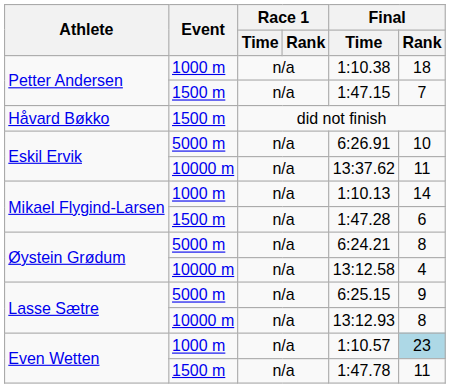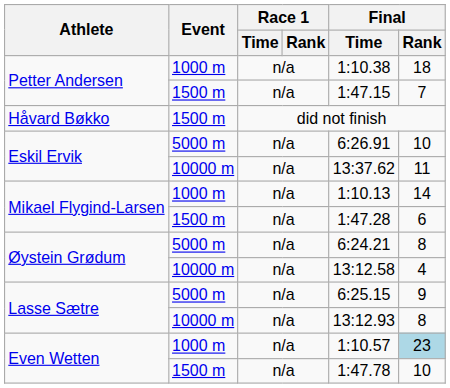(422, 371) 11 -> (422, 371) 10
